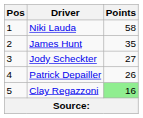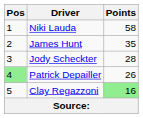(130, 59) 27 -> (130, 59) 28
(9, 75) no background -> (9, 75) lightgreen background
